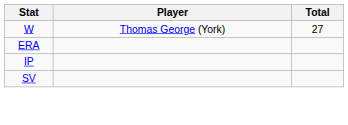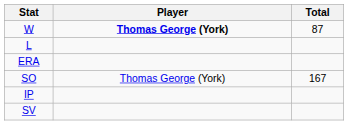(173, 29) normal -> (173, 29) bold
(318, 29) 27 -> (318, 29) 87
+ row: (29, 45)
+ row: (29, 78)
